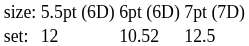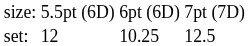(139, 36) 10.52 -> (139, 36) 10.25
